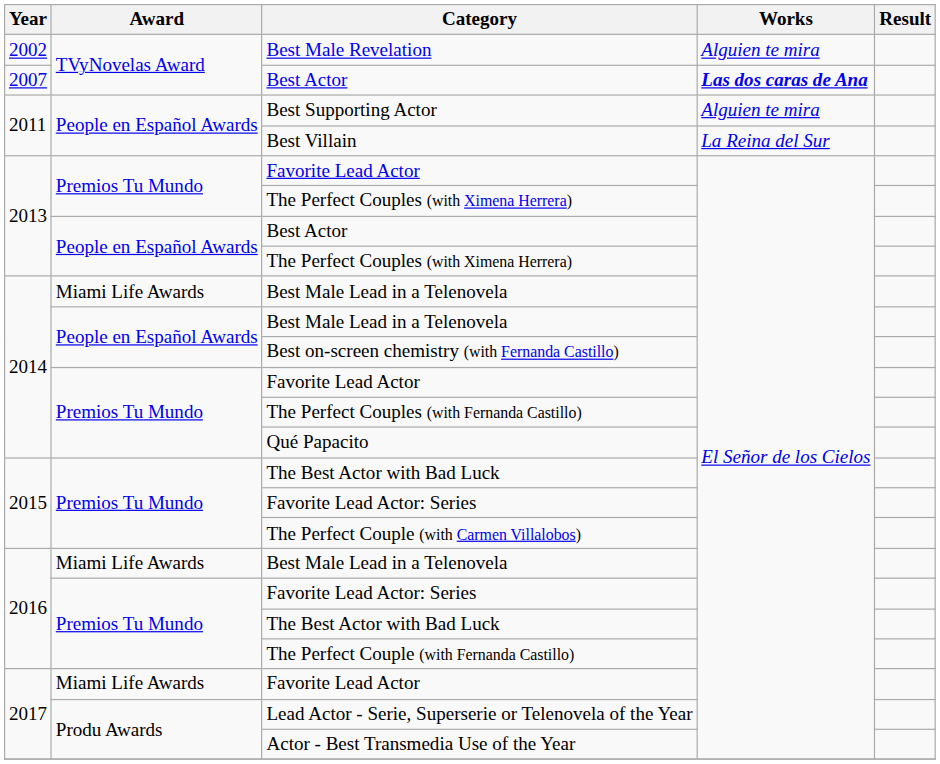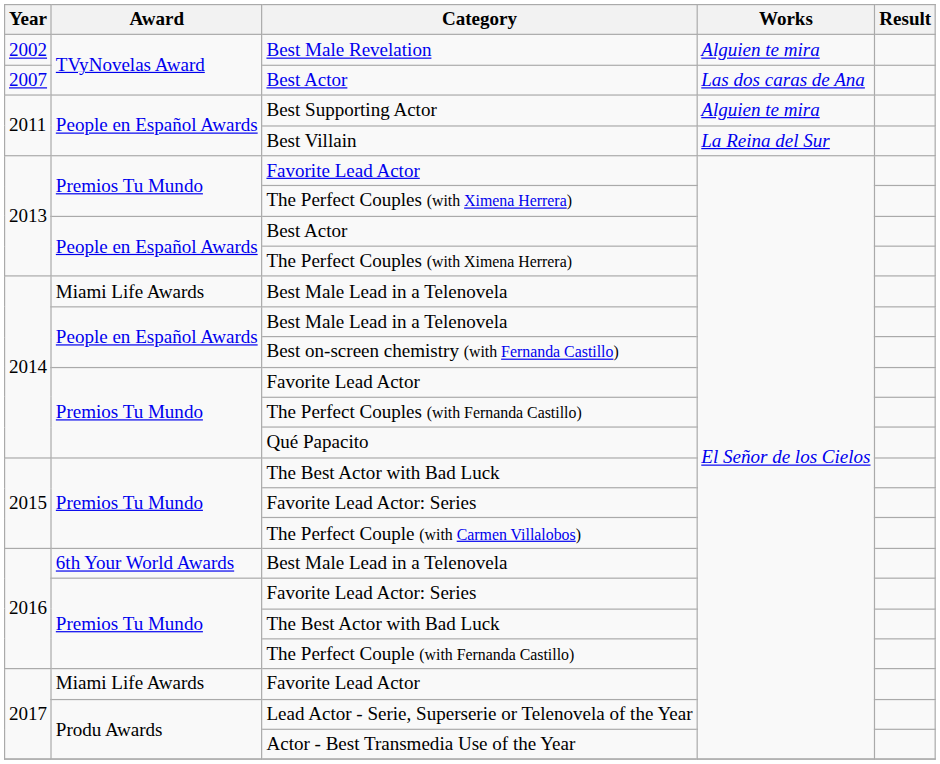(784, 79) bold -> (783, 79) normal
(130, 563) Miami Life Awards -> (145, 563) 6th Your World Awards
